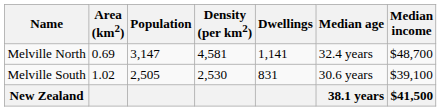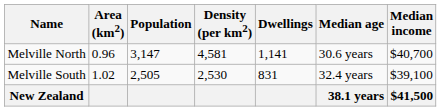(103, 54) 0.69 -> (103, 54) 0.96
(346, 54) 32.4 years -> (346, 54) 30.6 years
(411, 54) $48,700 -> (411, 54) $40,700
(346, 74) 30.6 years -> (346, 74) 32.4 years
